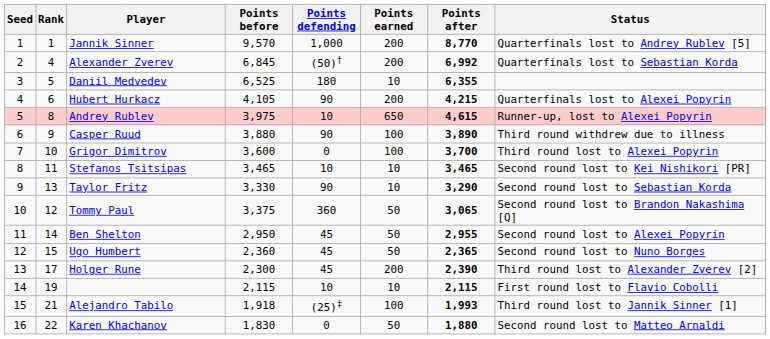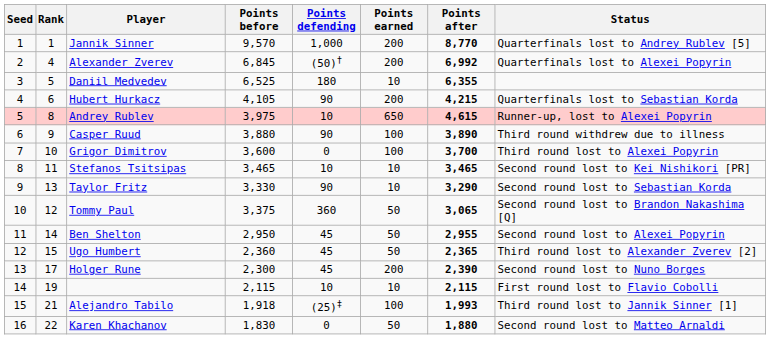(618, 62) Quarterfinals lost to Sebastian Korda -> (614, 62) Quarterfinals lost to Alexei Popyrin
(614, 99) Quarterfinals lost to Alexei Popyrin -> (618, 99) Quarterfinals lost to Sebastian Korda
(601, 252) Second round lost to Nuno Borges -> (627, 252) Third round lost to Alexander Zverev [2]
(627, 269) Third round lost to Alexander Zverev [2] -> (601, 269) Second round lost to Nuno Borges
